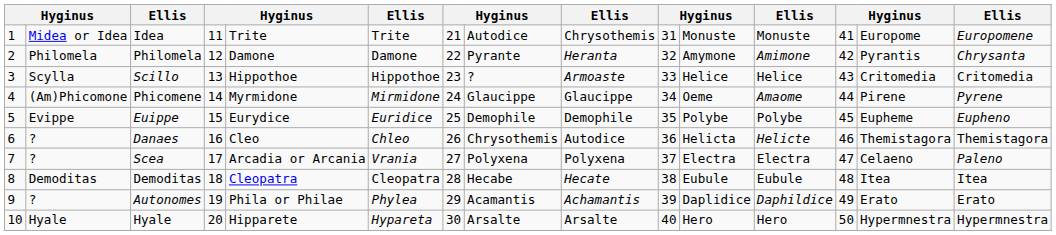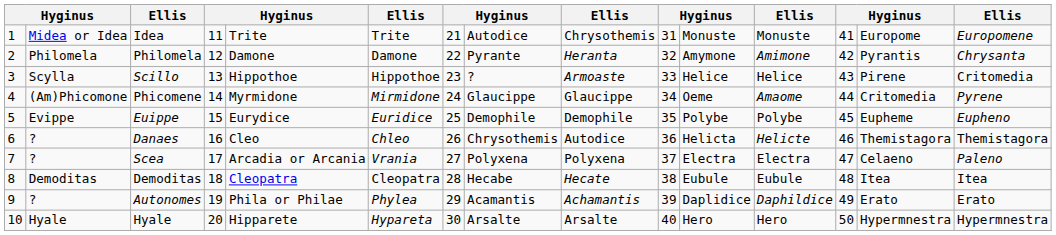(898, 76) Critomedia -> (883, 76) Pirene
(883, 97) Pirene -> (898, 97) Critomedia
